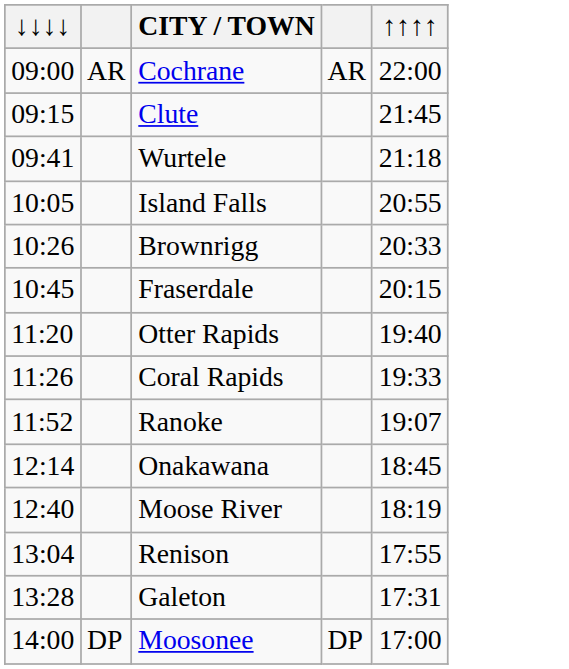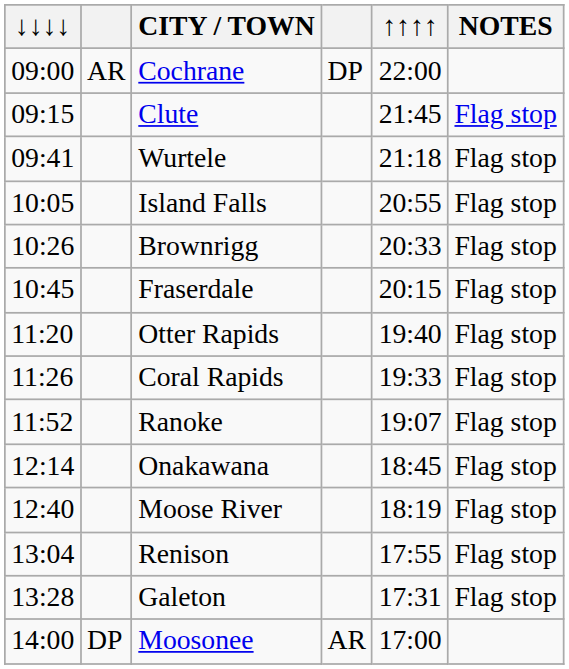+ column: (506, 26)
(347, 70) AR -> (345, 70) DP
(345, 641) DP -> (347, 641) AR
